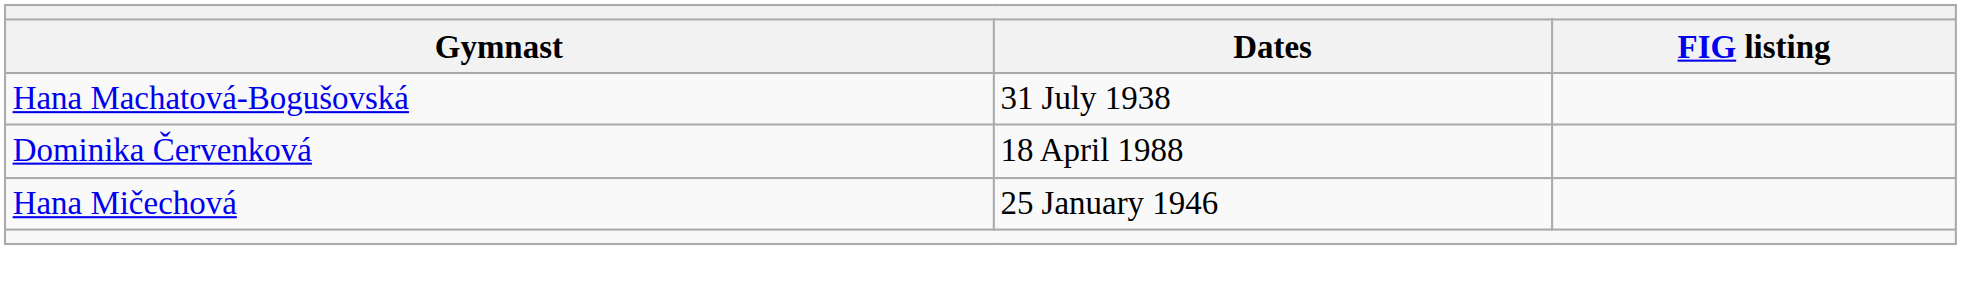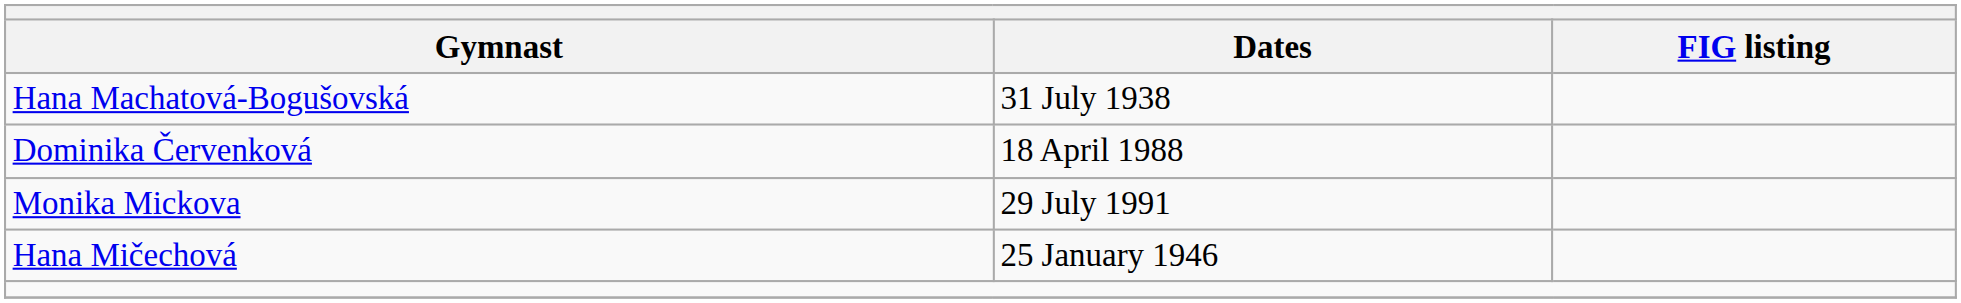+ row: (127, 202)
